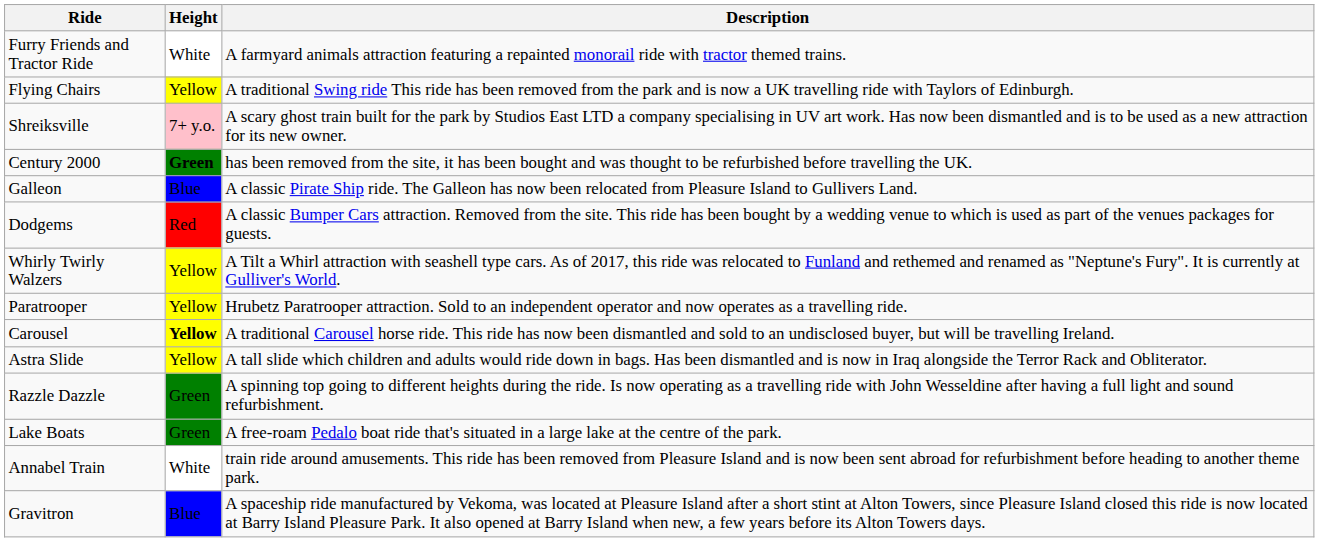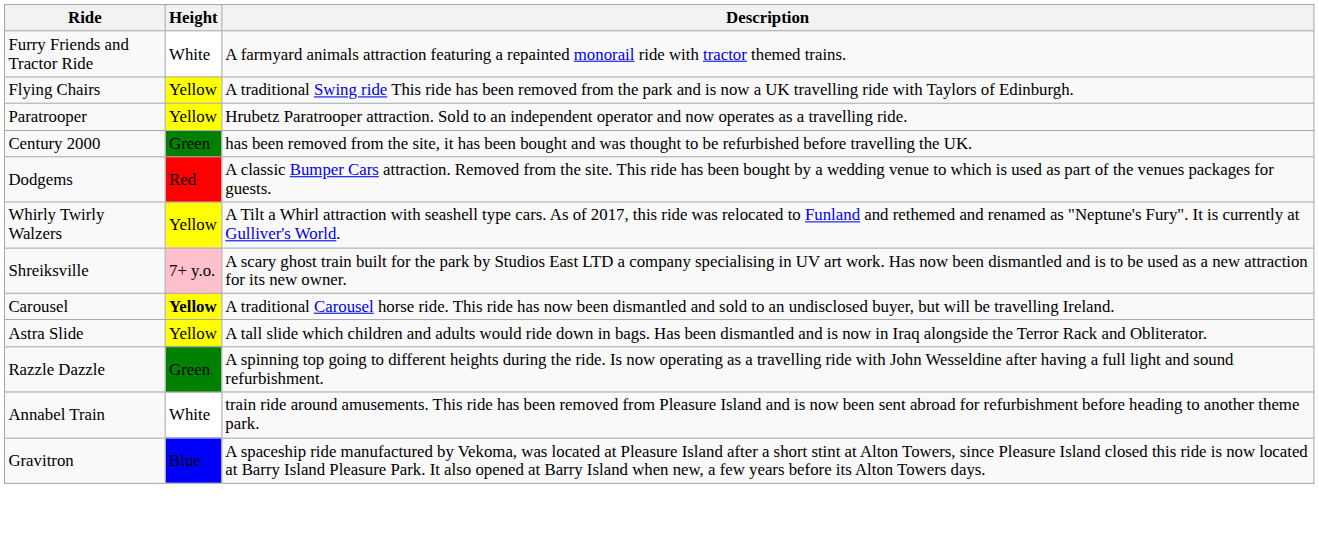rows swapped: (49, 126) <-> (48, 306)
(191, 162) bold -> (190, 143) normal
- row: (35, 188)
- row: (46, 432)
